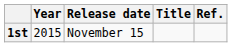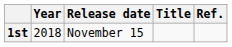(48, 33) 2015 -> (48, 33) 2018
